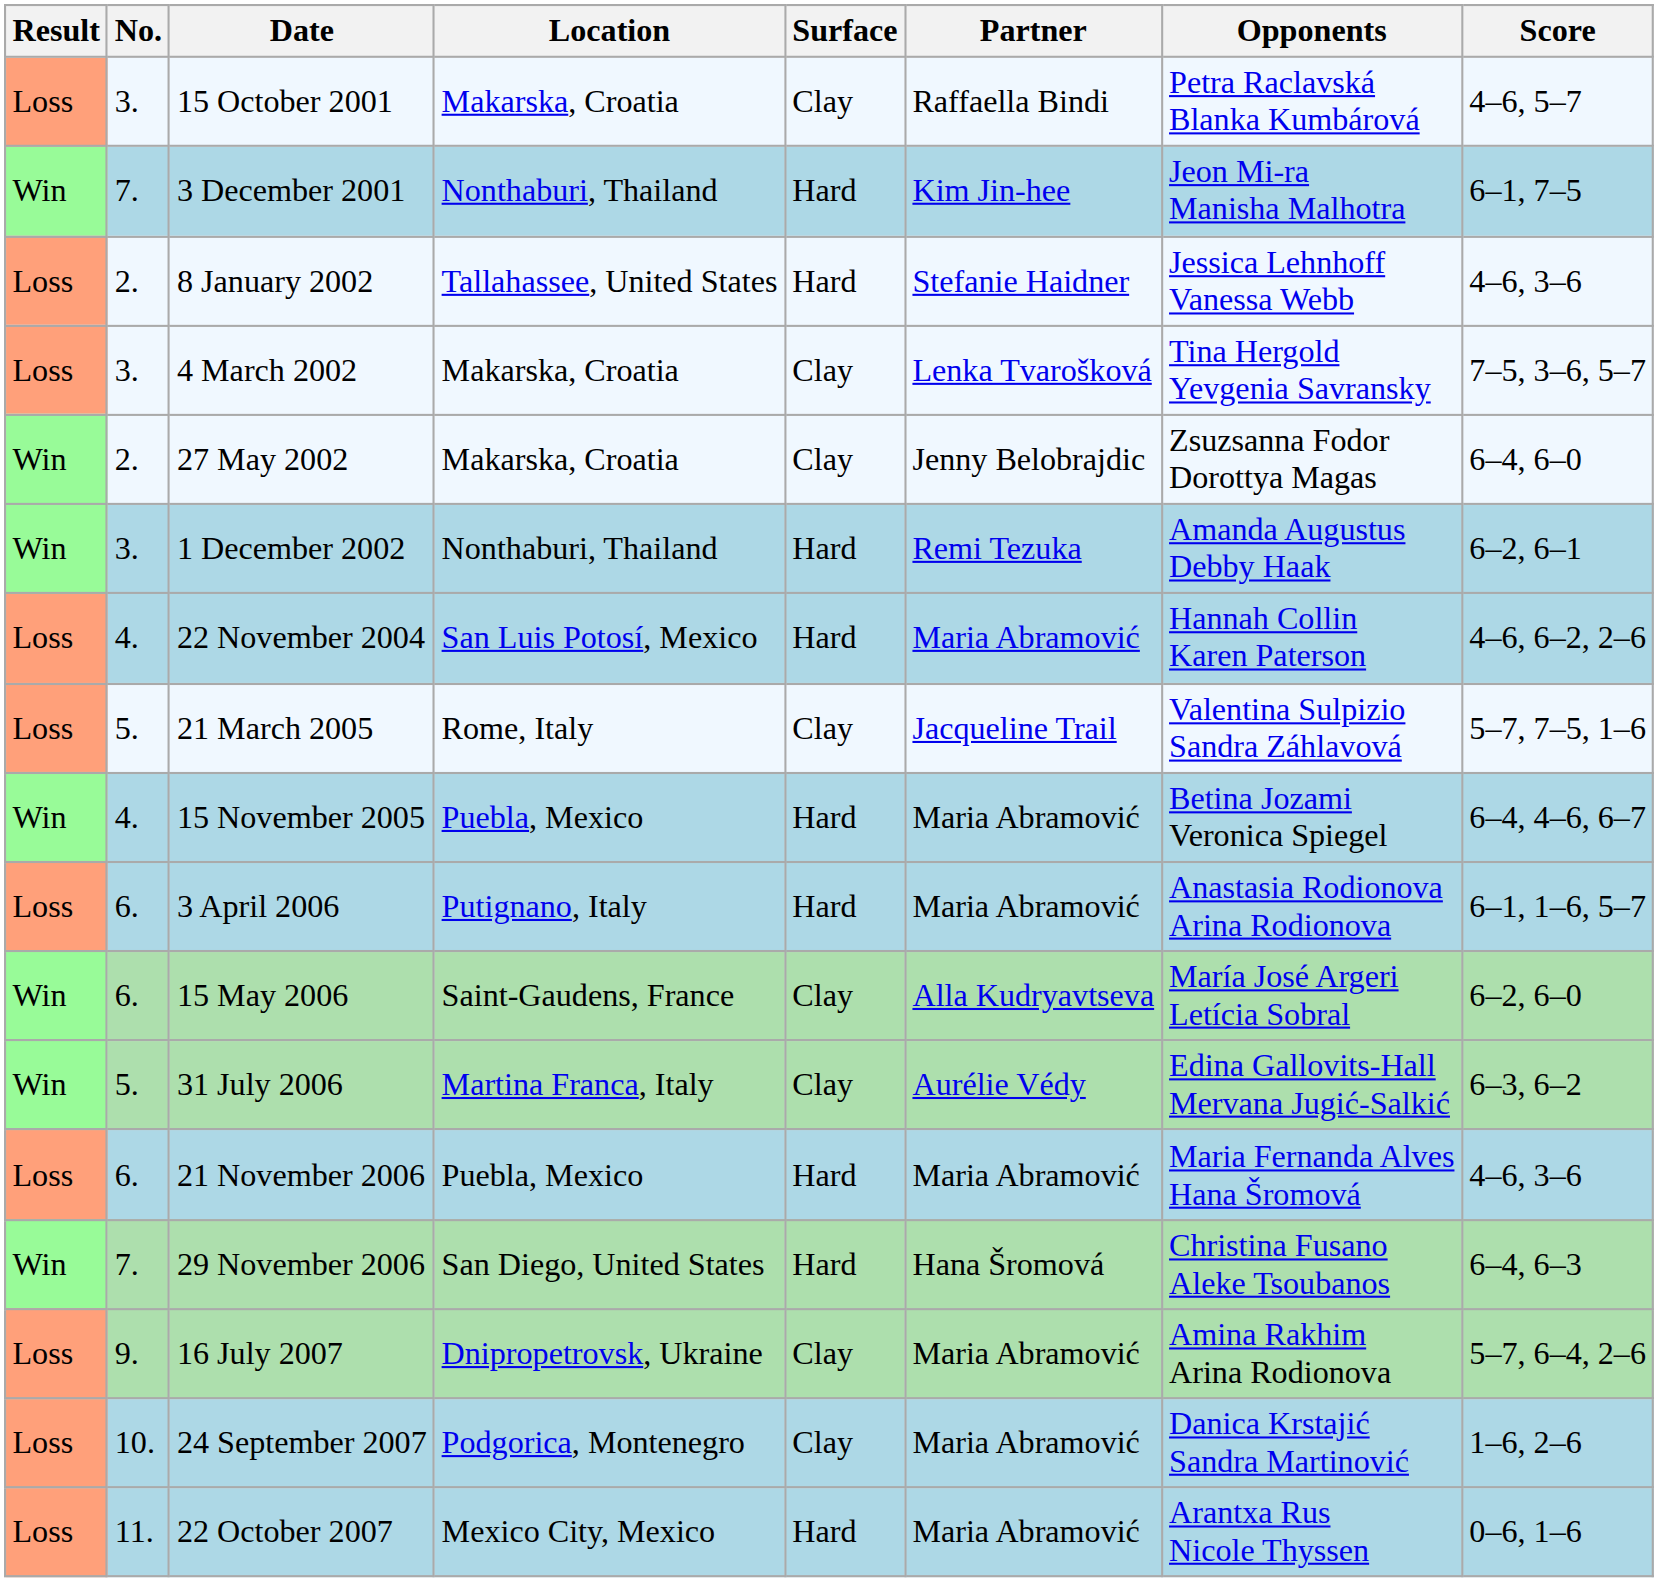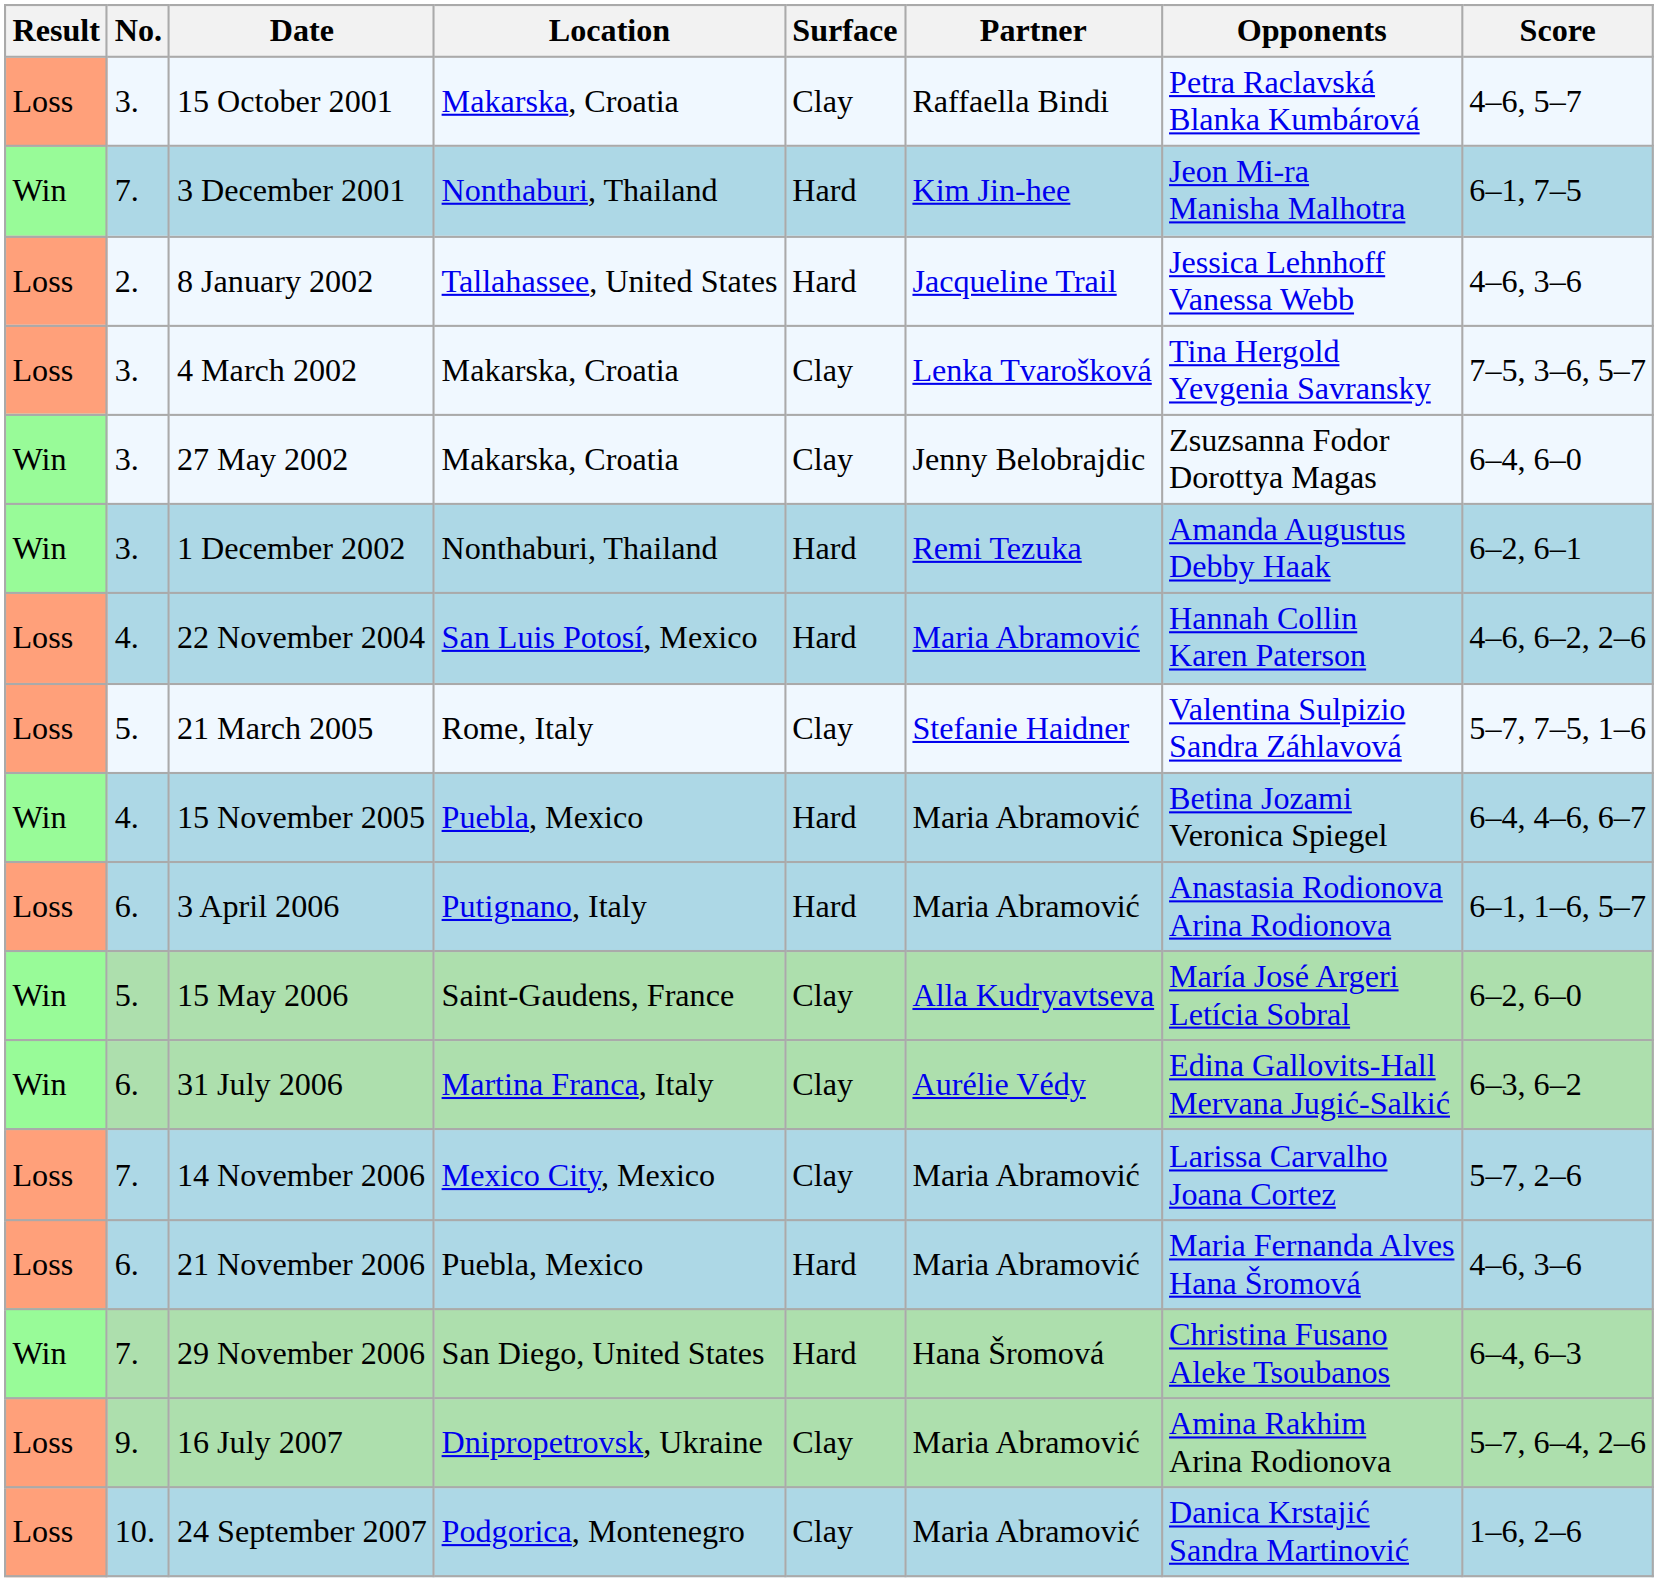(1021, 279) Stefanie Haidner -> (1015, 279) Jacqueline Trail
(127, 458) 2. -> (127, 458) 3.
(1015, 726) Jacqueline Trail -> (1021, 726) Stefanie Haidner
(127, 994) 6. -> (127, 994) 5.
(127, 1084) 5. -> (127, 1084) 6.
+ row: (301, 1173)
- row: (285, 1531)
